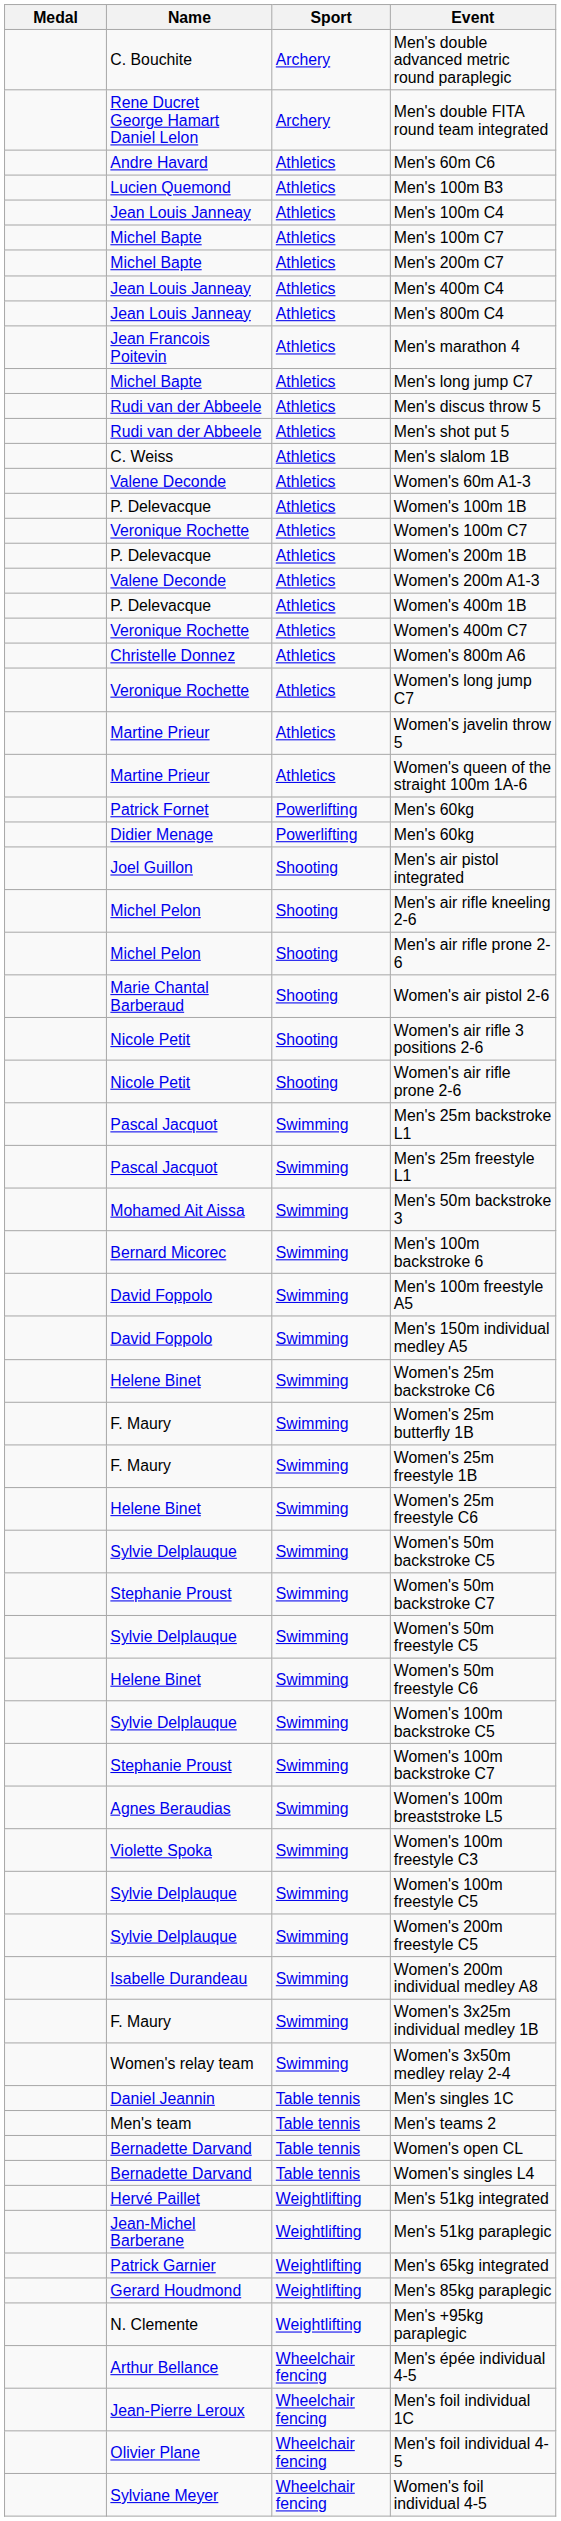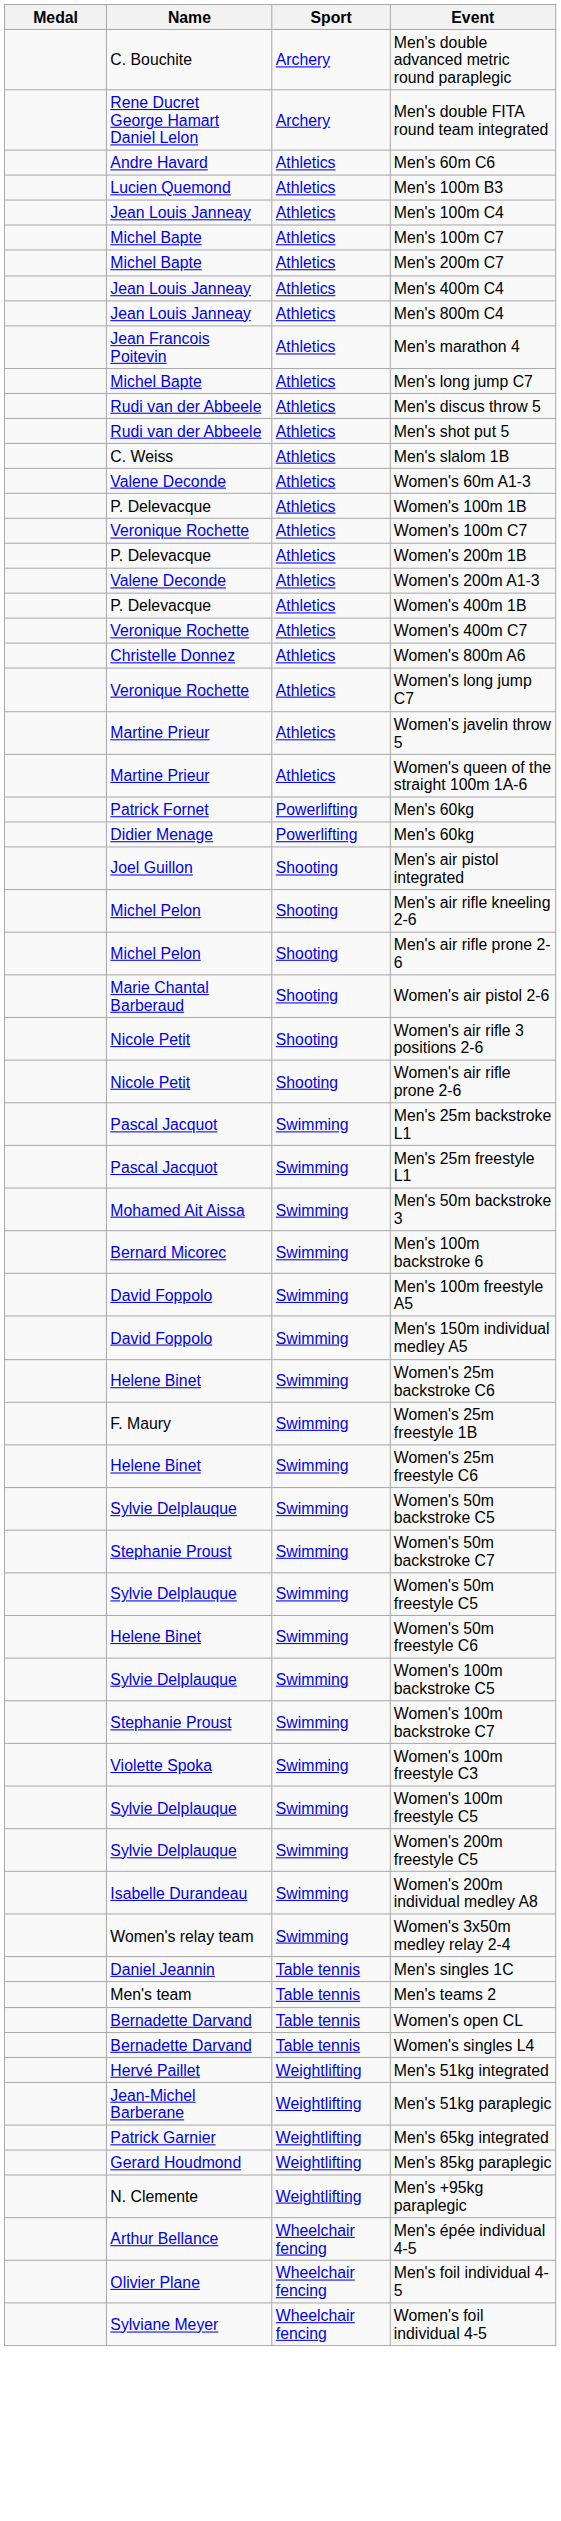- row: (141, 1423)
- row: (171, 1808)
- row: (141, 2021)
- row: (178, 2410)
